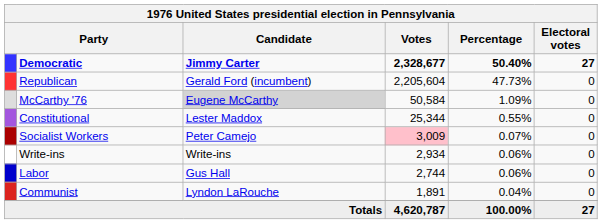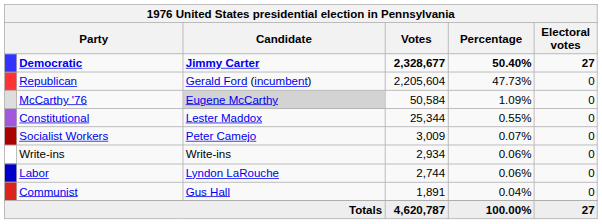(431, 136) pink background -> (431, 136) no background
(208, 173) Gus Hall -> (232, 173) Lyndon LaRouche
(232, 191) Lyndon LaRouche -> (208, 191) Gus Hall
